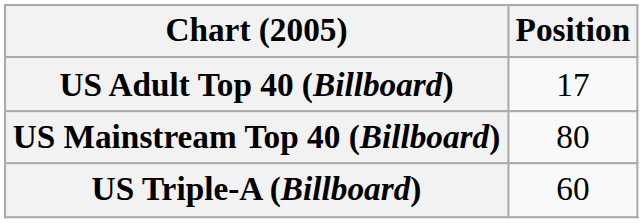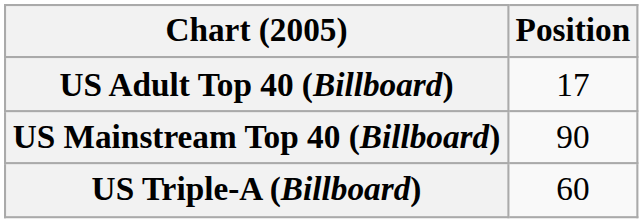(573, 136) 80 -> (573, 136) 90
